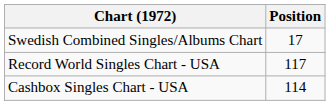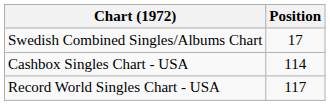rows swapped: (98, 87) <-> (114, 64)
